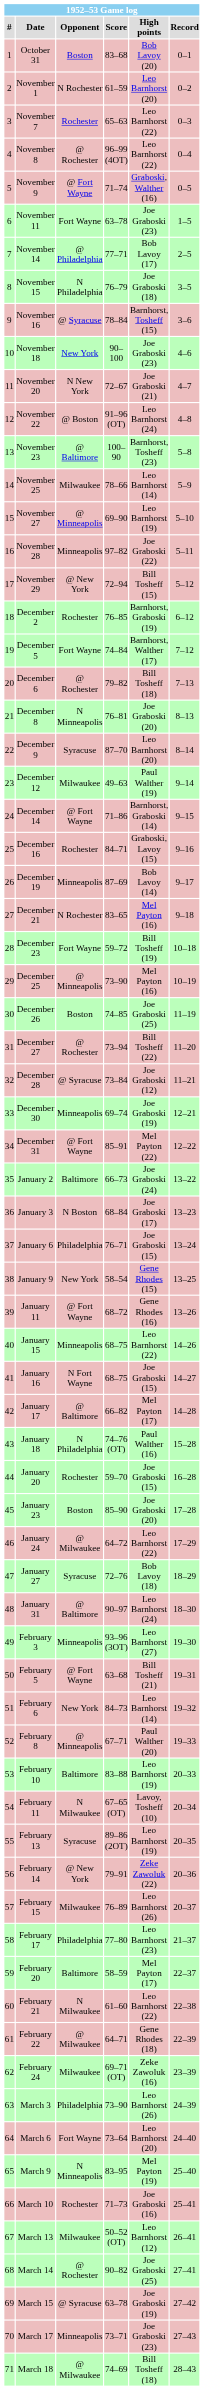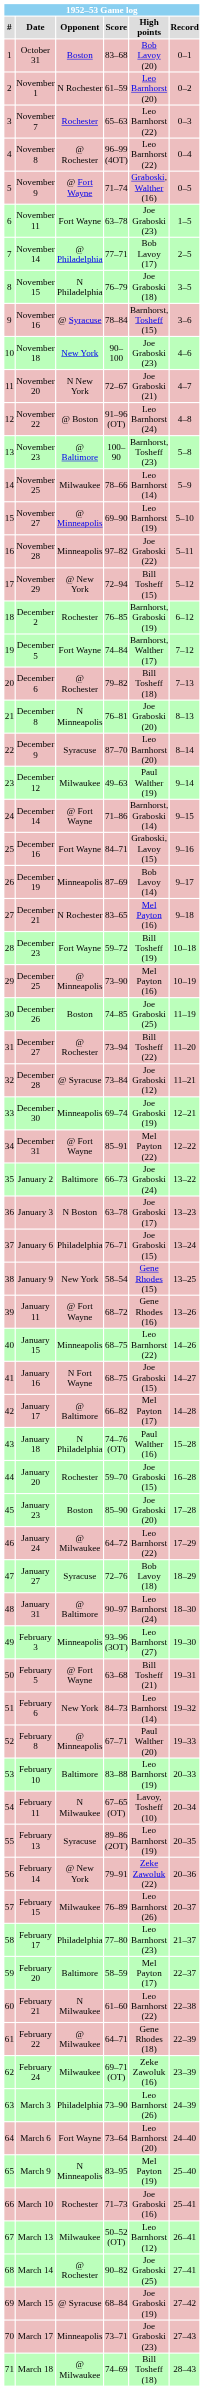(80, 849) Rochester -> (80, 849) Fort Wayne
(116, 1212) 68–84 -> (116, 1212) 63–78
(116, 2303) 63–78 -> (116, 2303) 68–84
